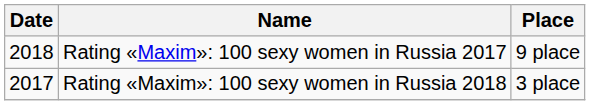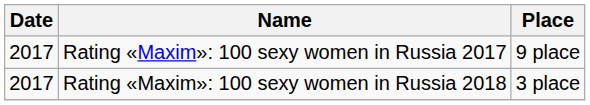(31, 52) 2018 -> (31, 52) 2017
